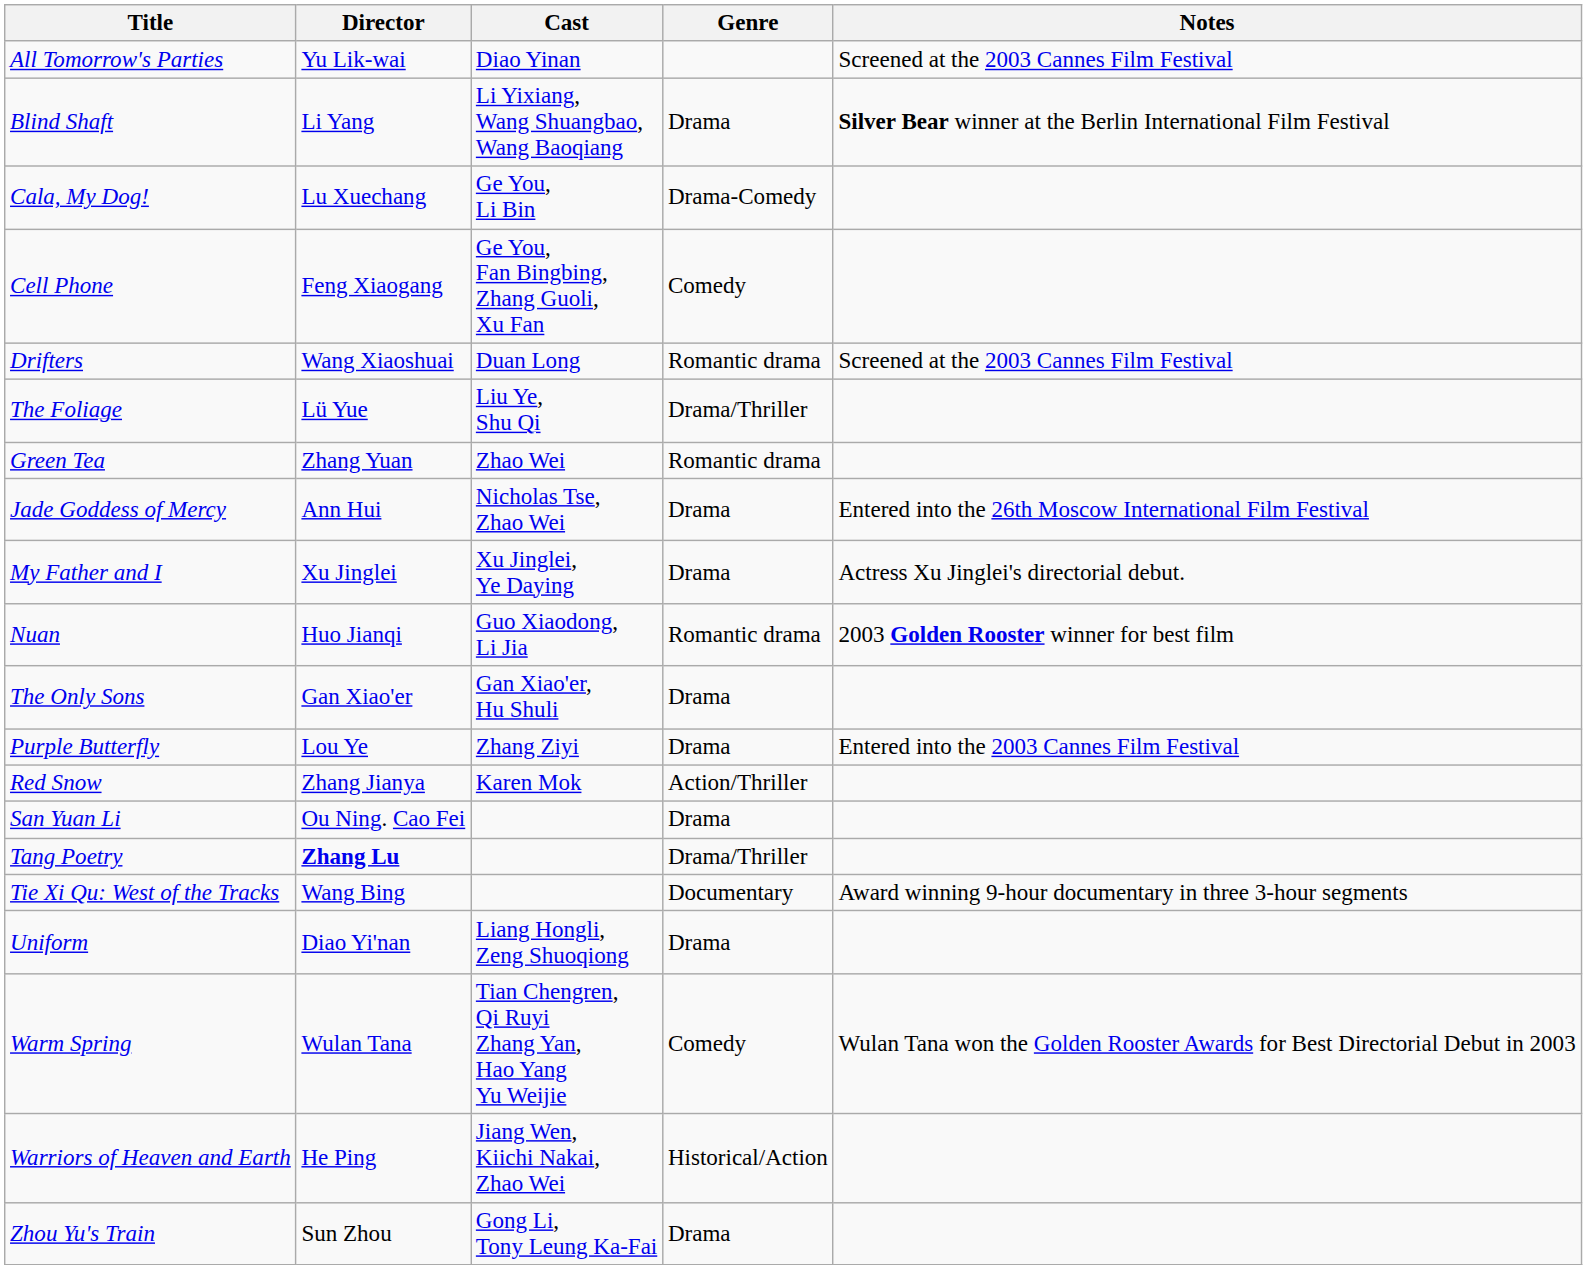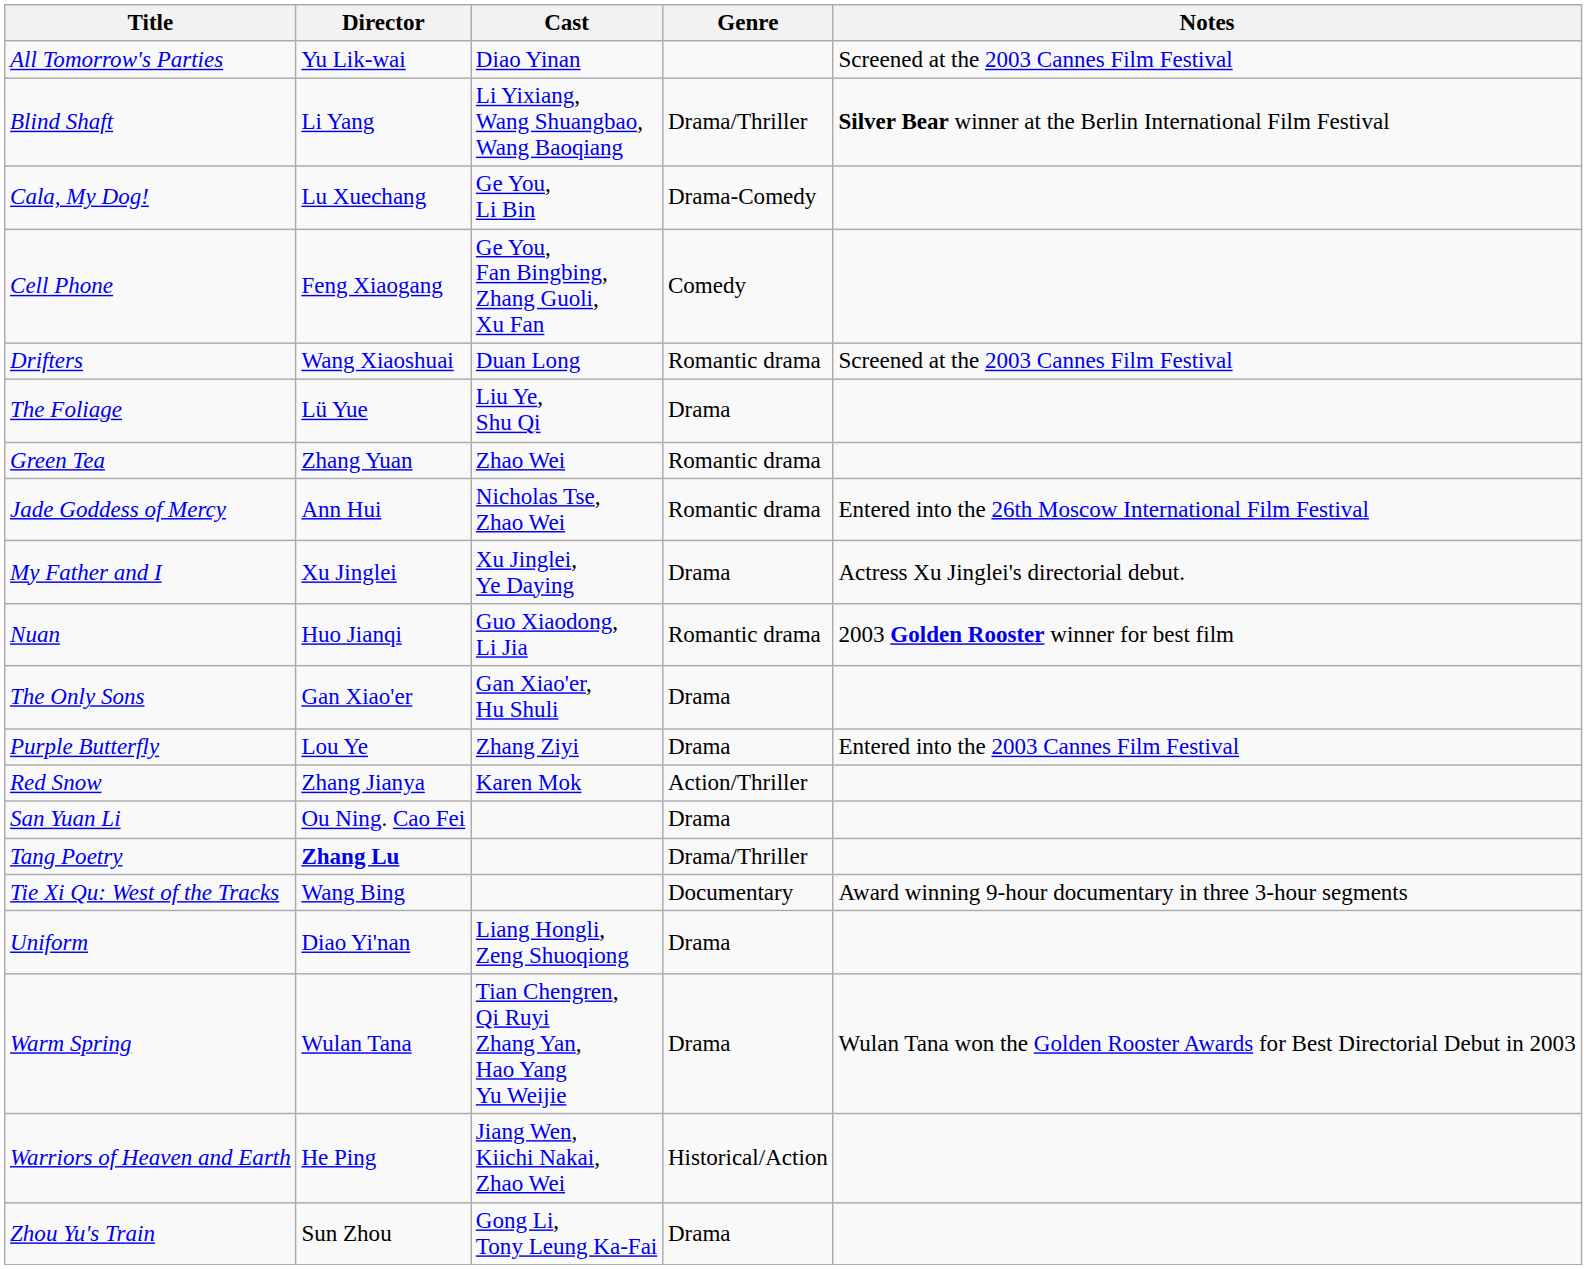(699, 121) Drama -> (738, 121) Drama/Thriller
(738, 410) Drama/Thriller -> (699, 410) Drama
(699, 509) Drama -> (744, 509) Romantic drama
(707, 1043) Comedy -> (699, 1043) Drama
